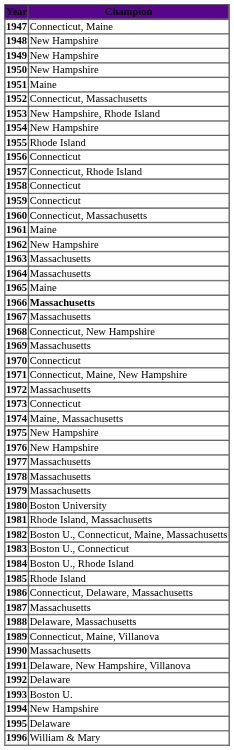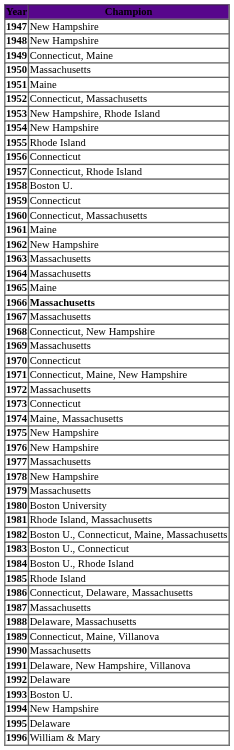(71, 26) Connecticut, Maine -> (64, 26) New Hampshire
(64, 55) New Hampshire -> (71, 55) Connecticut, Maine
(64, 70) New Hampshire -> (60, 70) Massachusetts
(55, 186) Connecticut -> (51, 186) Boston U.
(60, 476) Massachusetts -> (64, 476) New Hampshire
